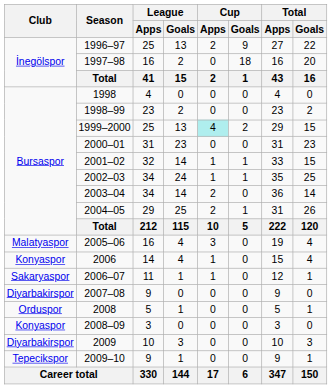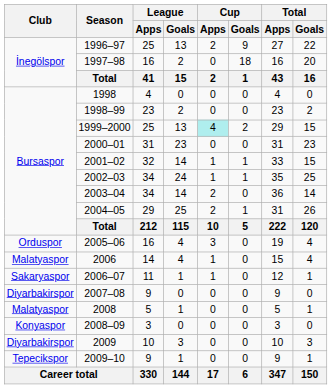(40, 243) Malatyaspor -> (40, 243) Orduspor
(40, 260) Konyaspor -> (40, 260) Malatyaspor
(40, 309) Orduspor -> (40, 309) Malatyaspor
